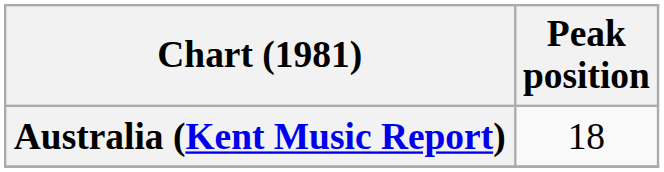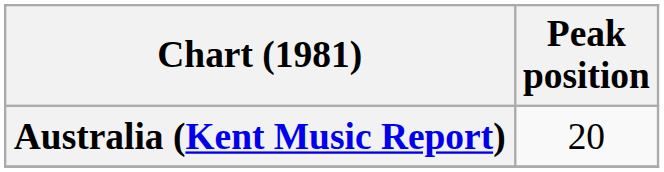(586, 135) 18 -> (586, 135) 20
